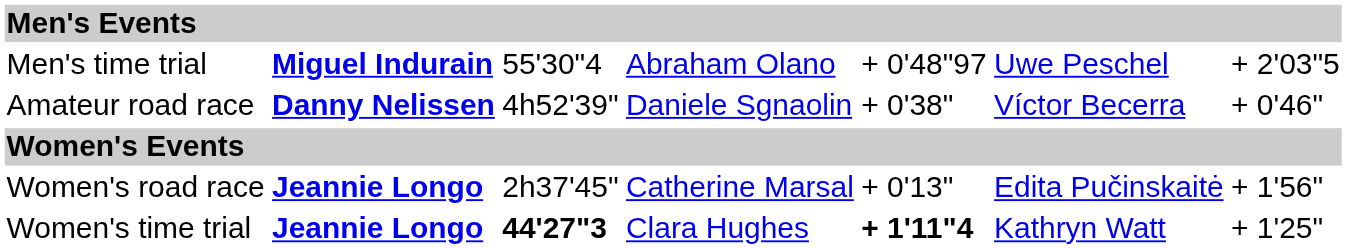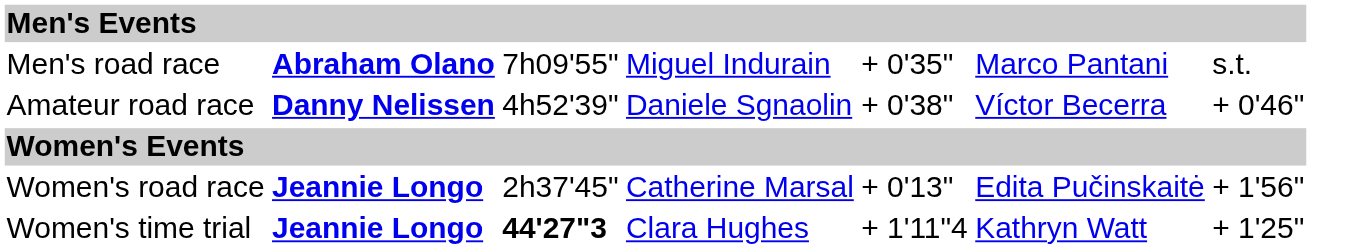+ row: (113, 64)
- row: (107, 64)
(917, 228) bold -> (915, 228) normal
